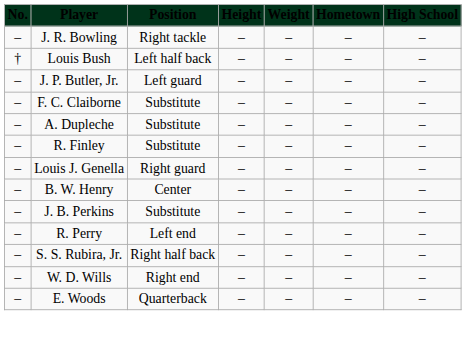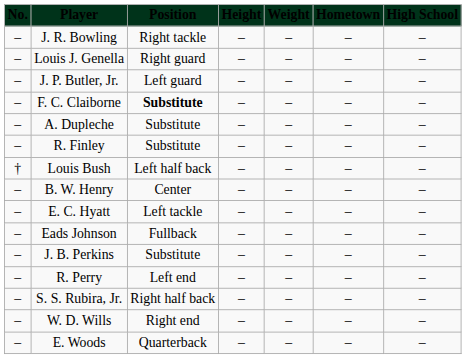rows swapped: (79, 59) <-> (79, 168)
(173, 102) normal -> (173, 102) bold
+ row: (79, 211)
+ row: (79, 233)
